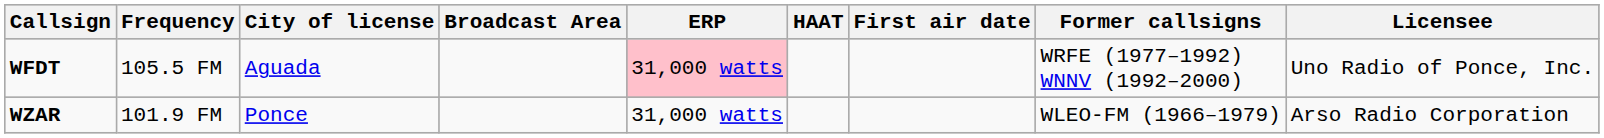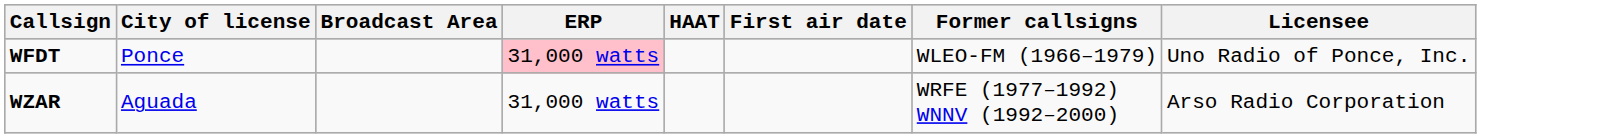- column: (178, 22)
(283, 68) Aguada -> (153, 56) Ponce
(1142, 68) WRFE (1977–1992) WNNV (1992–2000) -> (1037, 56) WLEO-FM (1966–1979)
(276, 115) Ponce -> (159, 103) Aguada
(1161, 115) WLEO-FM (1966–1979) -> (1018, 103) WRFE (1977–1992) WNNV (1992–2000)
